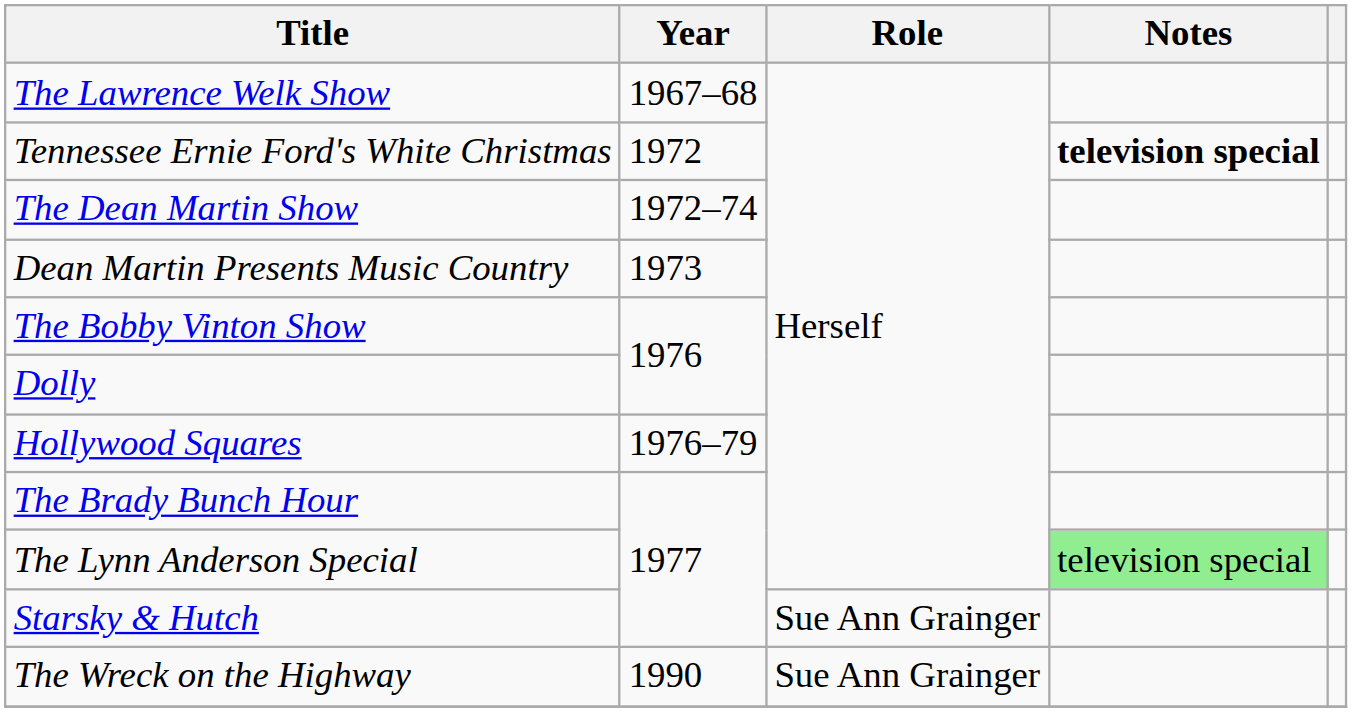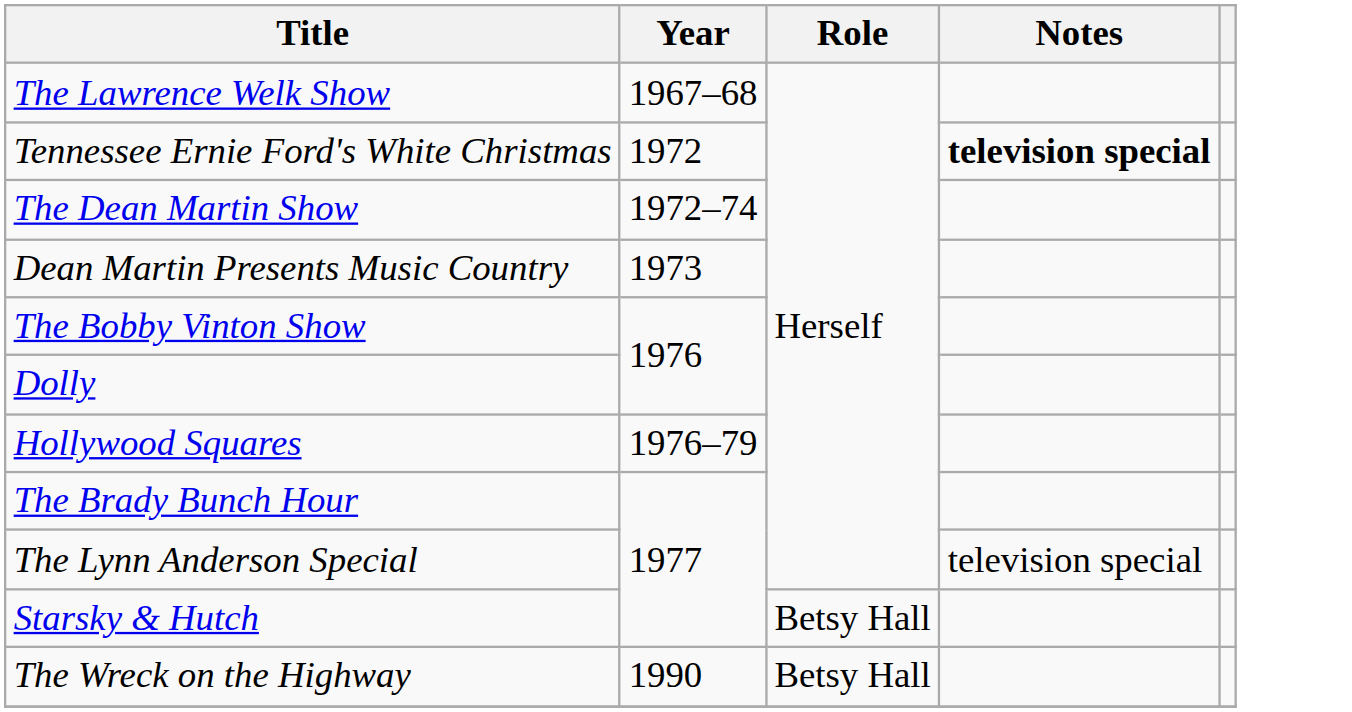(1184, 558) lightgreen background -> (1075, 558) no background
(907, 617) Sue Ann Grainger -> (853, 617) Betsy Hall
(907, 675) Sue Ann Grainger -> (853, 675) Betsy Hall
